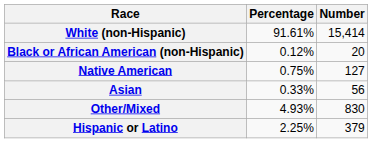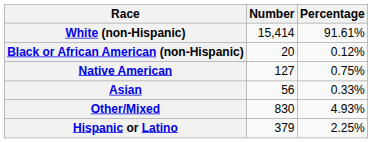columns swapped: (342, 14) <-> (282, 14)
